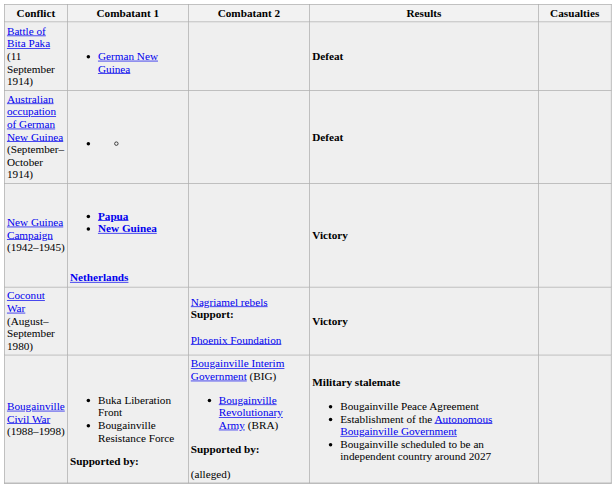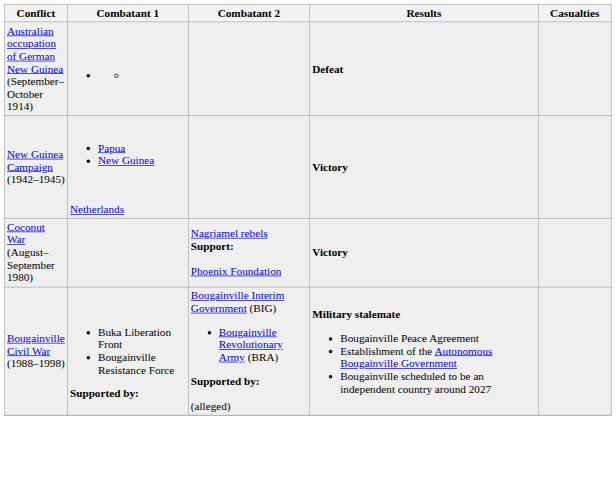- row: (31, 56)
(128, 247) bold -> (128, 179) normal
